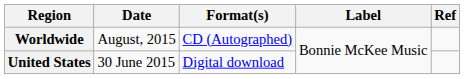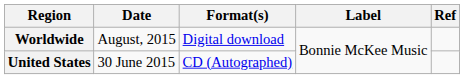(237, 39) CD (Autographed) -> (233, 39) Digital download
(233, 62) Digital download -> (237, 62) CD (Autographed)
